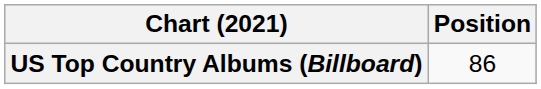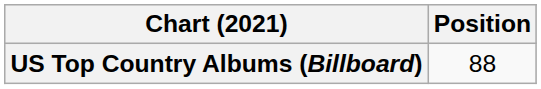(482, 63) 86 -> (482, 63) 88
